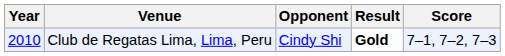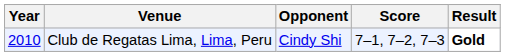columns swapped: (452, 17) <-> (377, 17)
